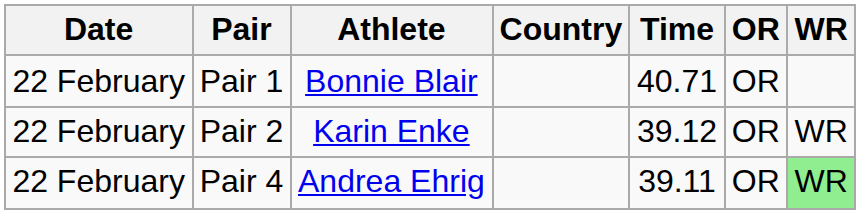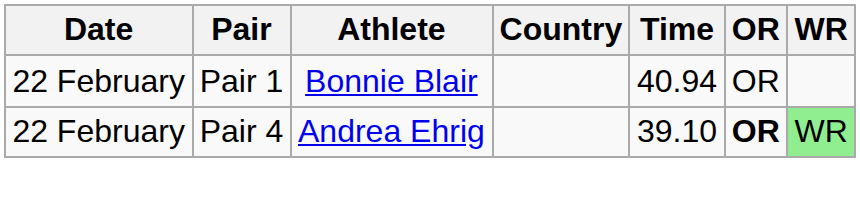(677, 80) 40.71 -> (677, 80) 40.94
- row: (241, 131)
(677, 182) 39.11 -> (677, 131) 39.10
(756, 182) normal -> (756, 131) bold
